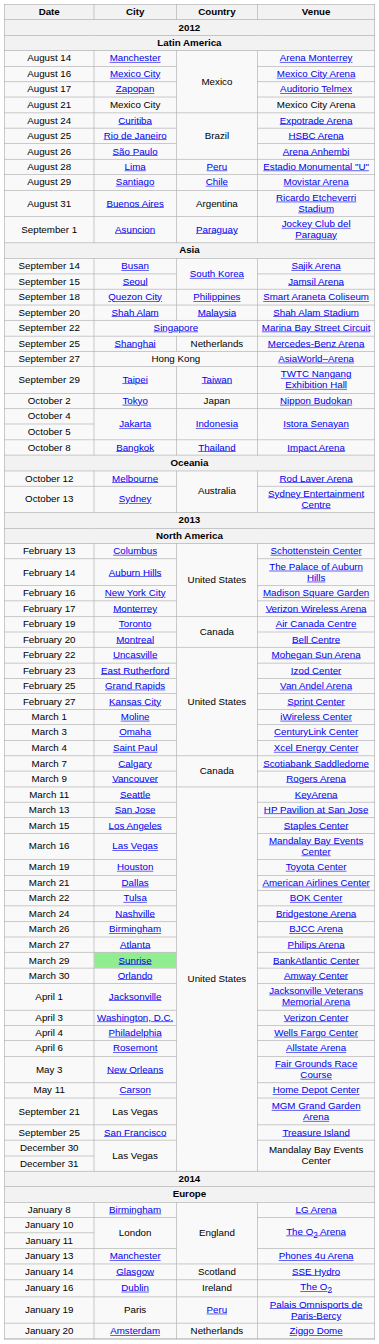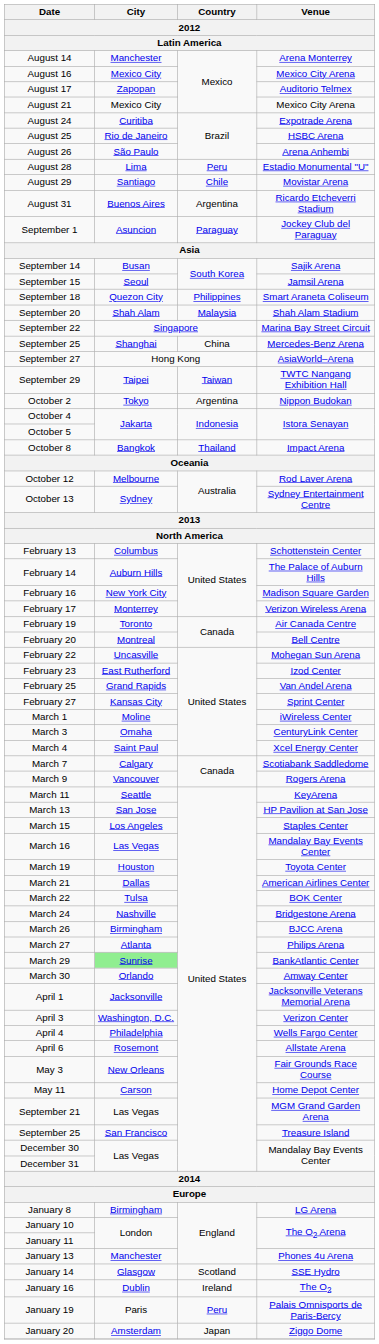(217, 343) Netherlands -> (217, 343) China
(217, 401) Japan -> (217, 401) Argentina
(217, 1331) Netherlands -> (217, 1331) Japan
